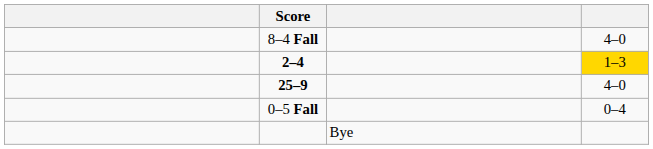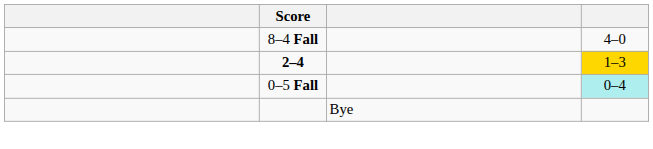- row: (293, 86)
(615, 109) no background -> (615, 86) paleturquoise background
